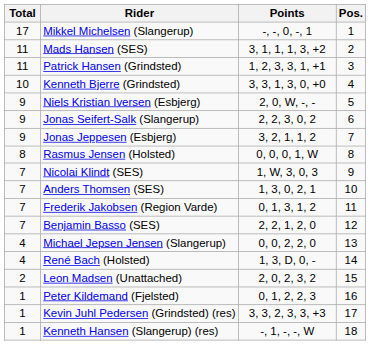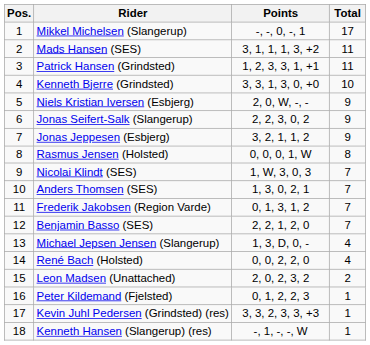columns swapped: (351, 13) <-> (22, 13)
(287, 243) 0, 0, 2, 2, 0 -> (281, 243) 1, 3, D, 0, -
(287, 260) 1, 3, D, 0, - -> (281, 260) 0, 0, 2, 2, 0
